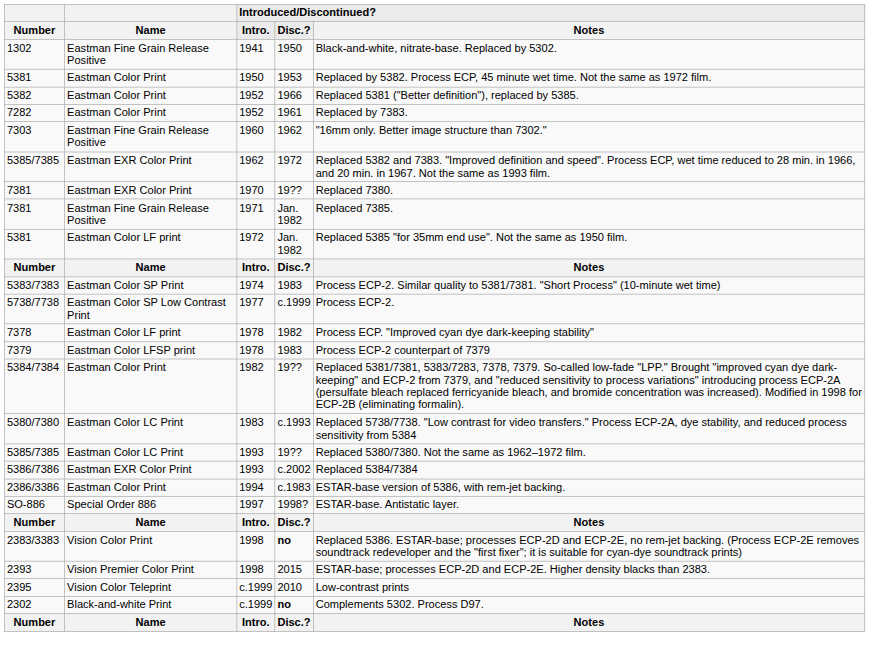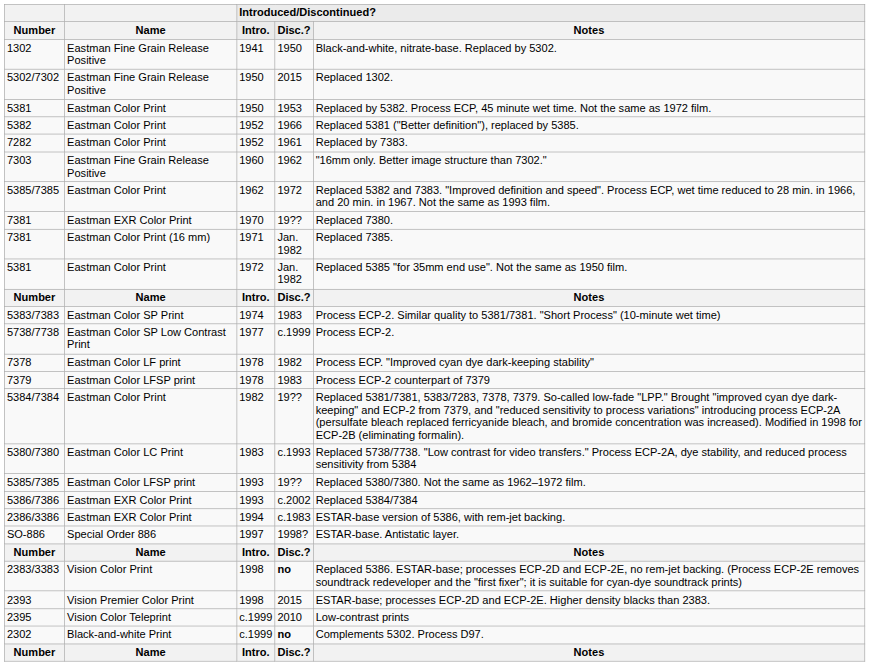+ row: (33, 78)
(129, 160) Eastman EXR Color Print -> (117, 190) Eastman Color Print
(138, 214) Eastman Fine Grain Release Positive -> (139, 238) Eastman Color Print (16 mm)
(124, 238) Eastman Color LF print -> (117, 267) Eastman Color Print
(125, 452) Eastman Color LC Print -> (131, 482) Eastman Color LFSP print
(117, 487) Eastman Color Print -> (129, 517) Eastman EXR Color Print
